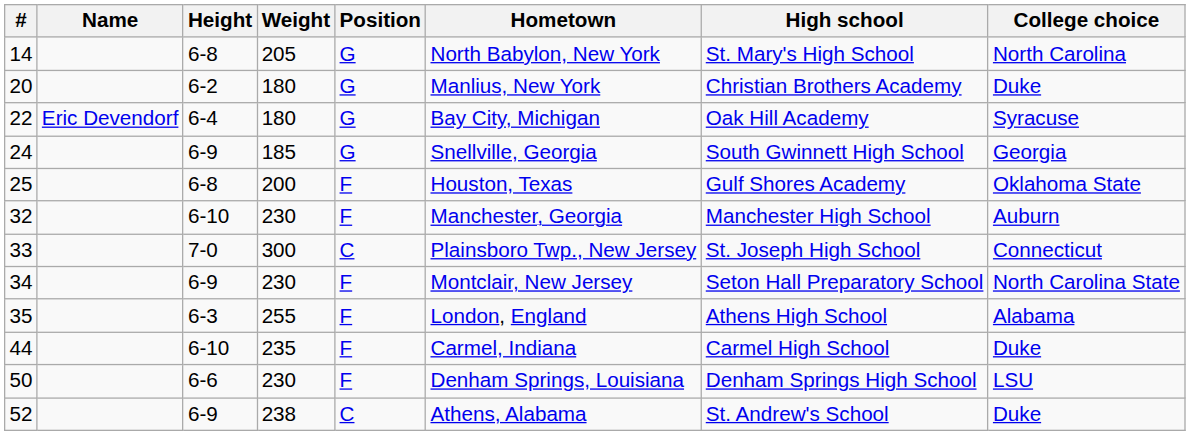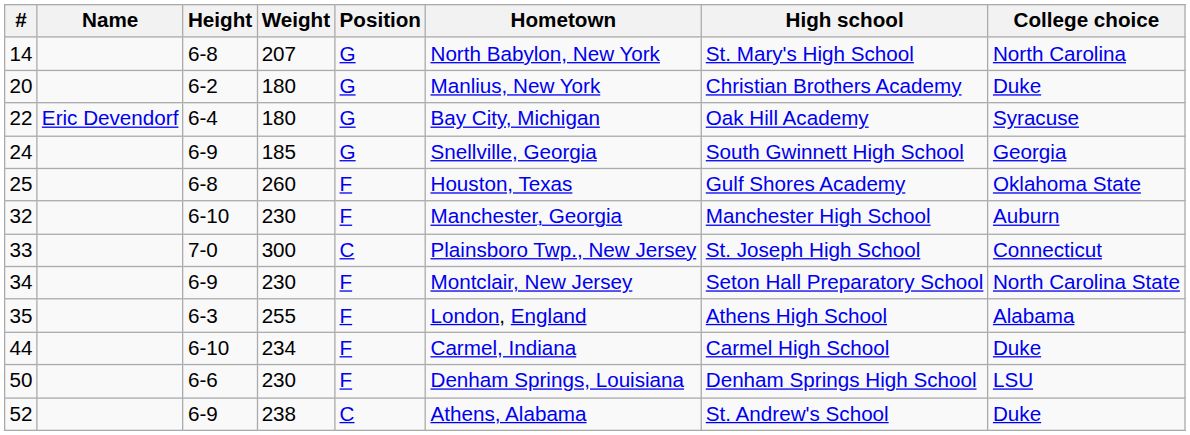(279, 53) 205 -> (279, 53) 207
(279, 184) 200 -> (279, 184) 260
(279, 348) 235 -> (279, 348) 234
